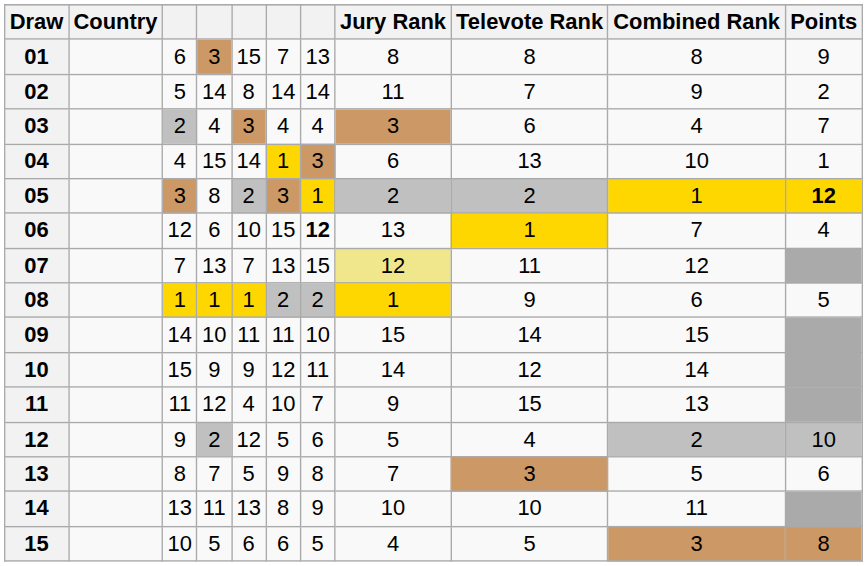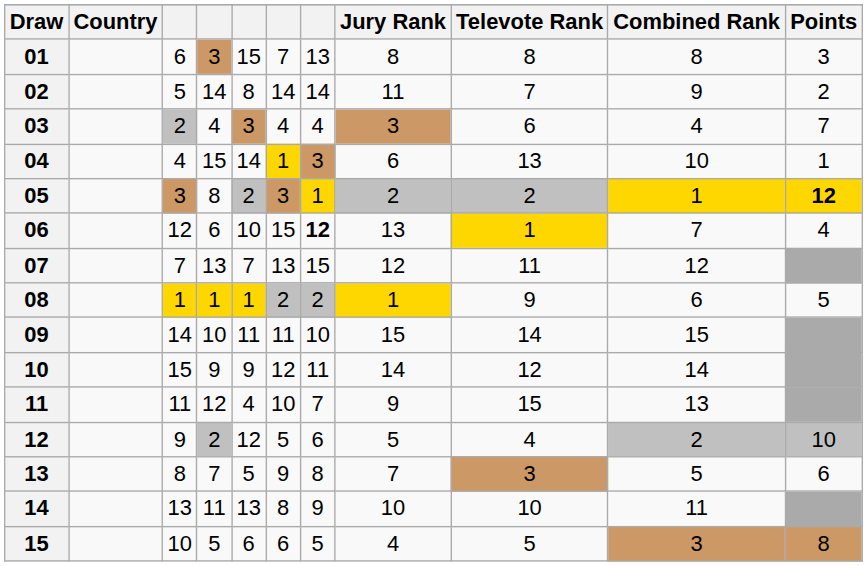(824, 56) 9 -> (824, 56) 3
(393, 265) khaki background -> (393, 265) no background
